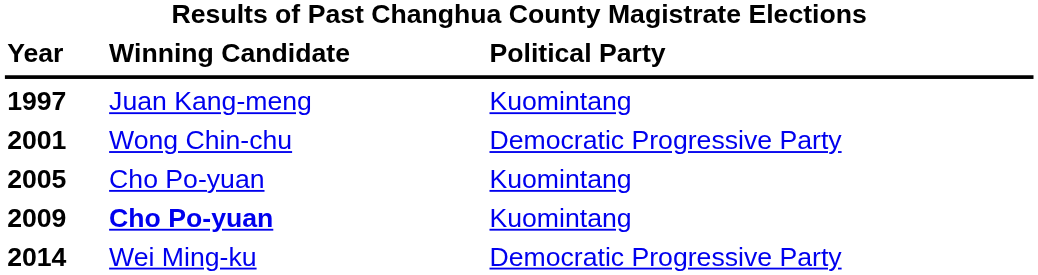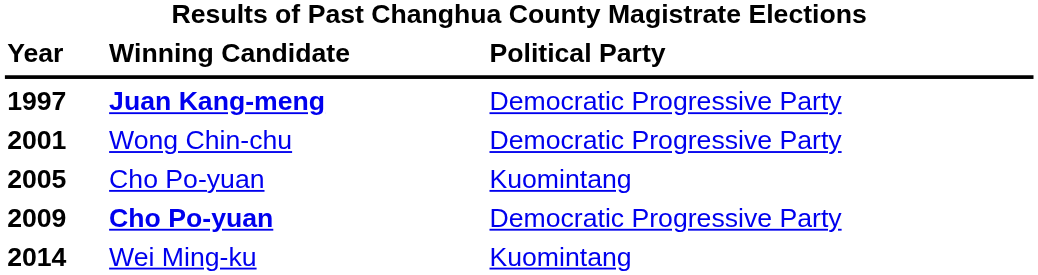(210, 102) normal -> (217, 102) bold
(561, 102) Kuomintang -> (666, 102) Democratic Progressive Party
(561, 218) Kuomintang -> (666, 218) Democratic Progressive Party
(666, 257) Democratic Progressive Party -> (561, 257) Kuomintang
